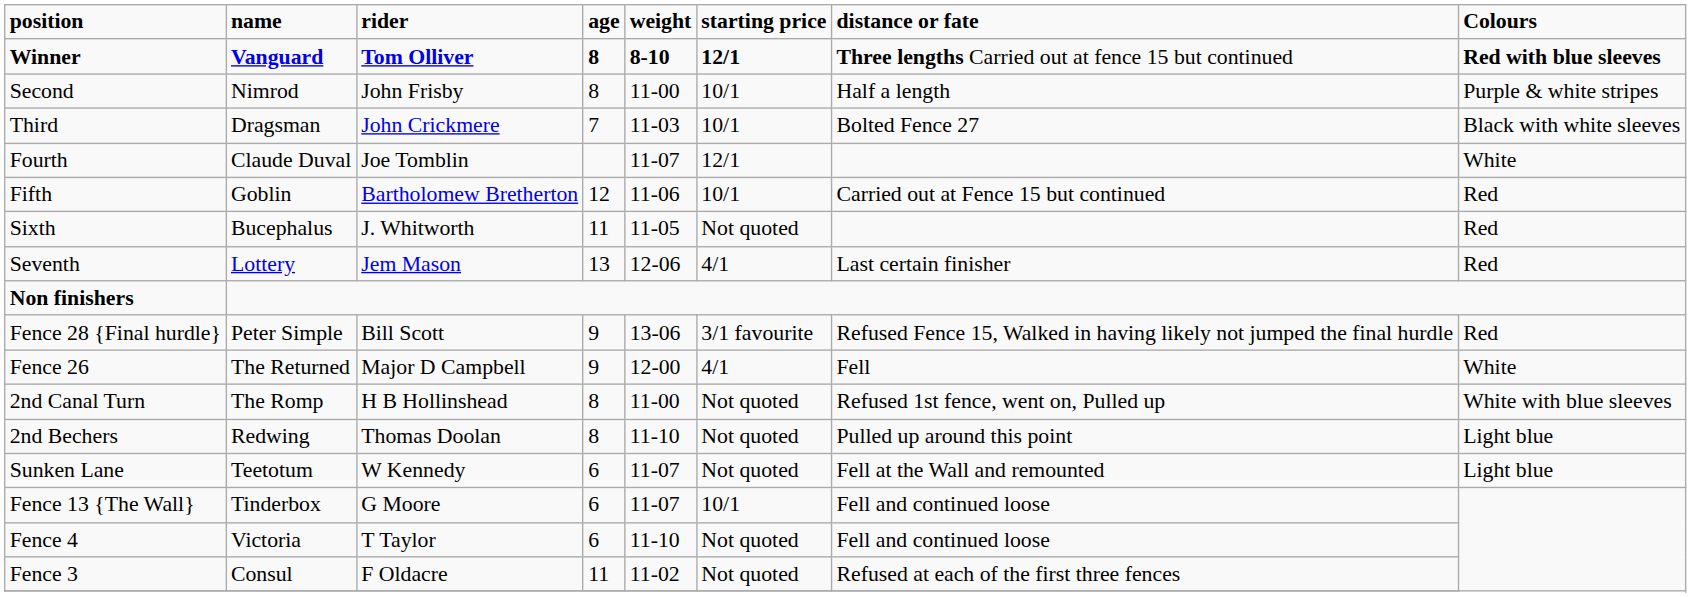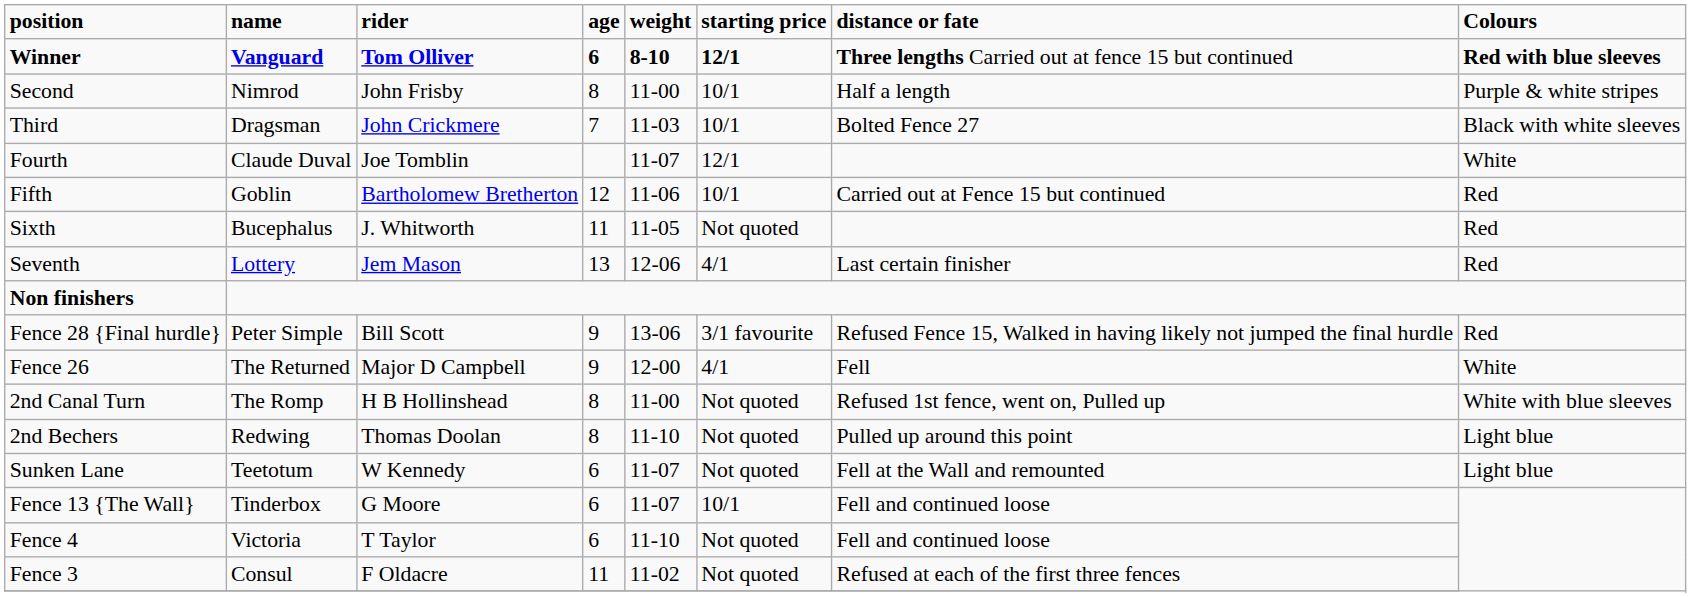(594, 56) 8 -> (594, 56) 6
